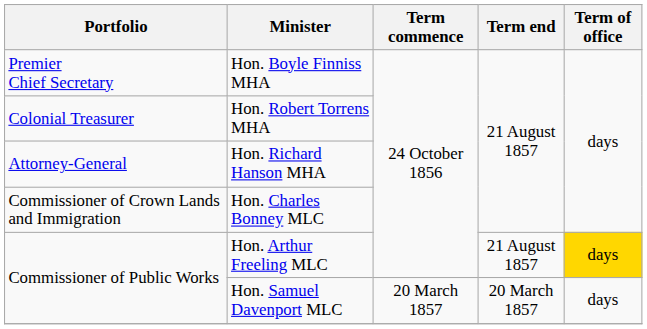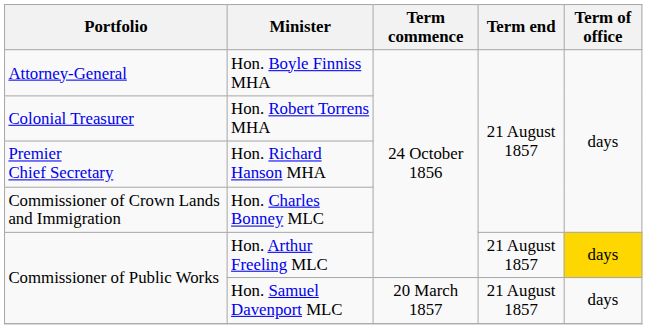(61, 72) Premier Chief Secretary -> (68, 72) Attorney-General
(68, 163) Attorney-General -> (61, 163) Premier Chief Secretary
(521, 300) 20 March 1857 -> (521, 300) 21 August 1857
